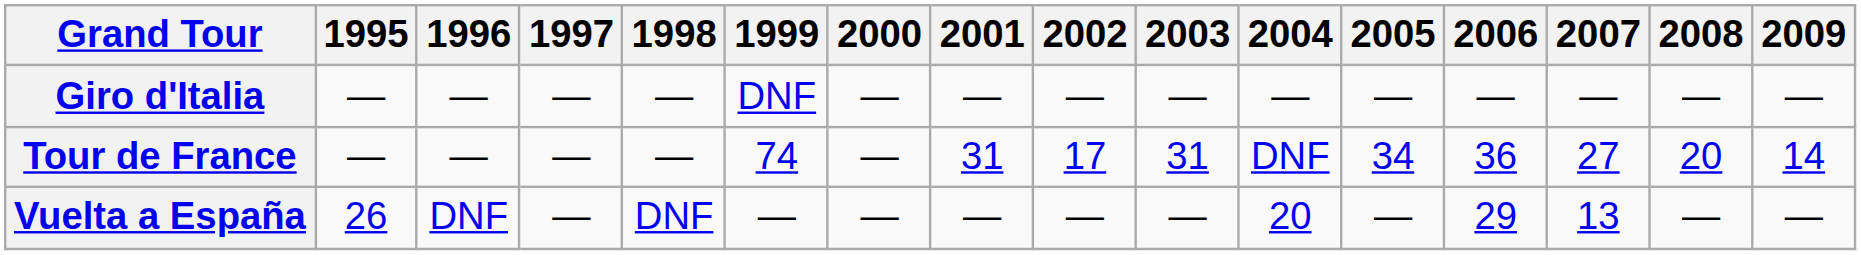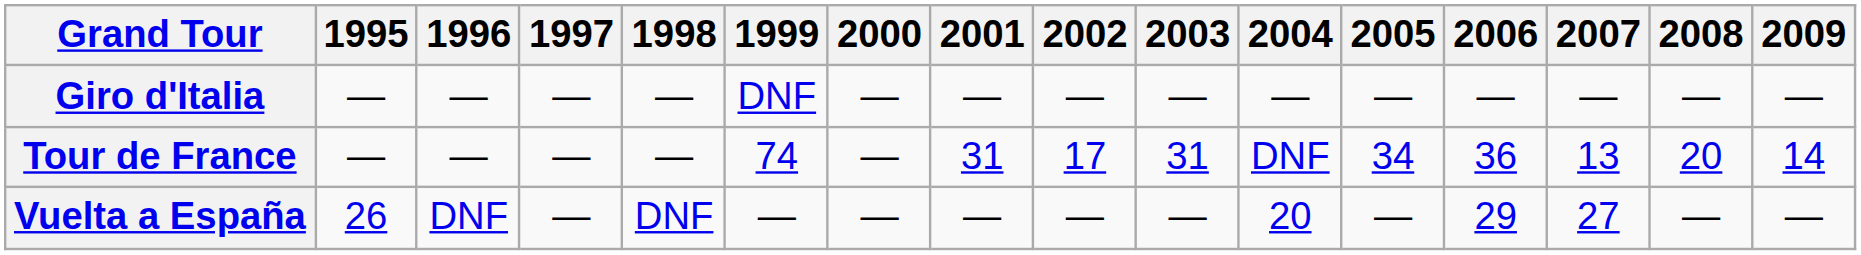(1598, 156) 27 -> (1598, 156) 13
(1598, 216) 13 -> (1598, 216) 27
